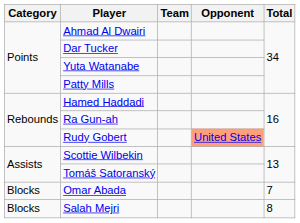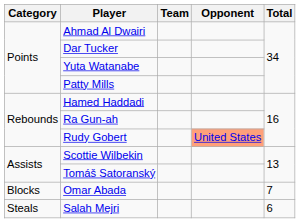(23, 208) Blocks -> (22, 208) Steals
(270, 208) 8 -> (270, 208) 6
